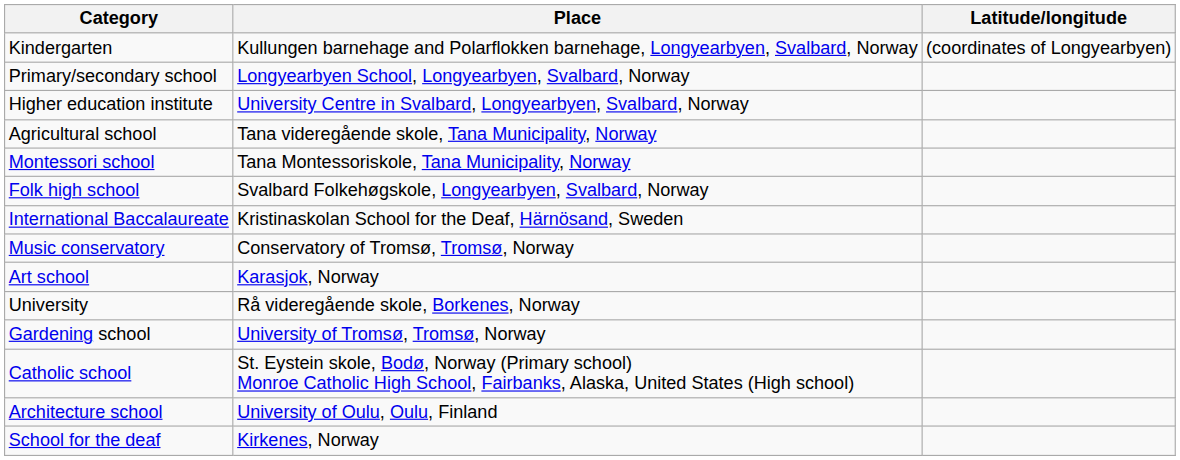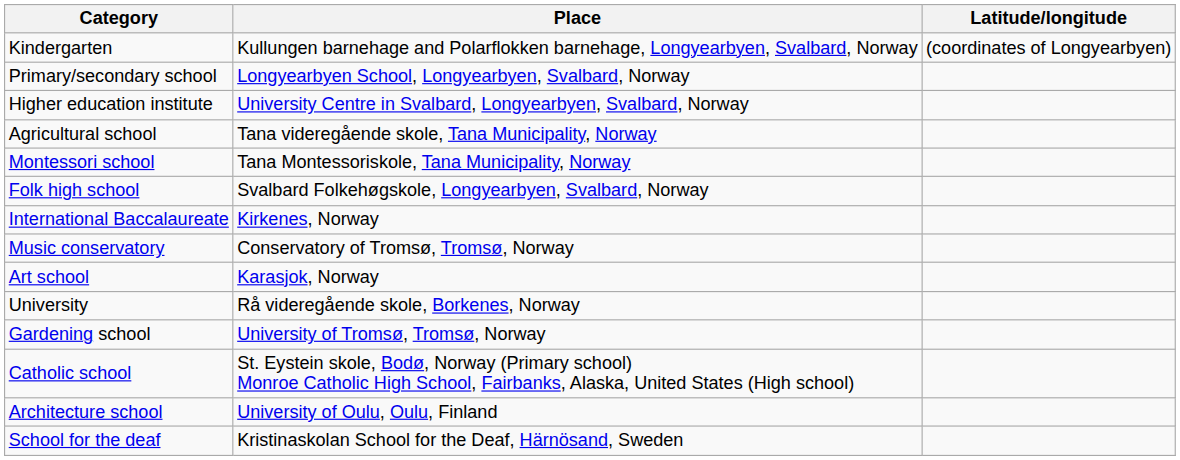(460, 219) Kristinaskolan School for the Deaf, Härnösand, Sweden -> (308, 219) Kirkenes, Norway
(308, 440) Kirkenes, Norway -> (460, 440) Kristinaskolan School for the Deaf, Härnösand, Sweden
